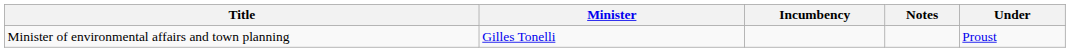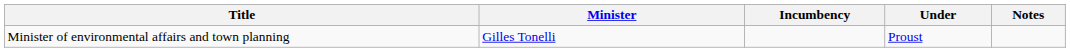columns swapped: (1012, 15) <-> (922, 15)
